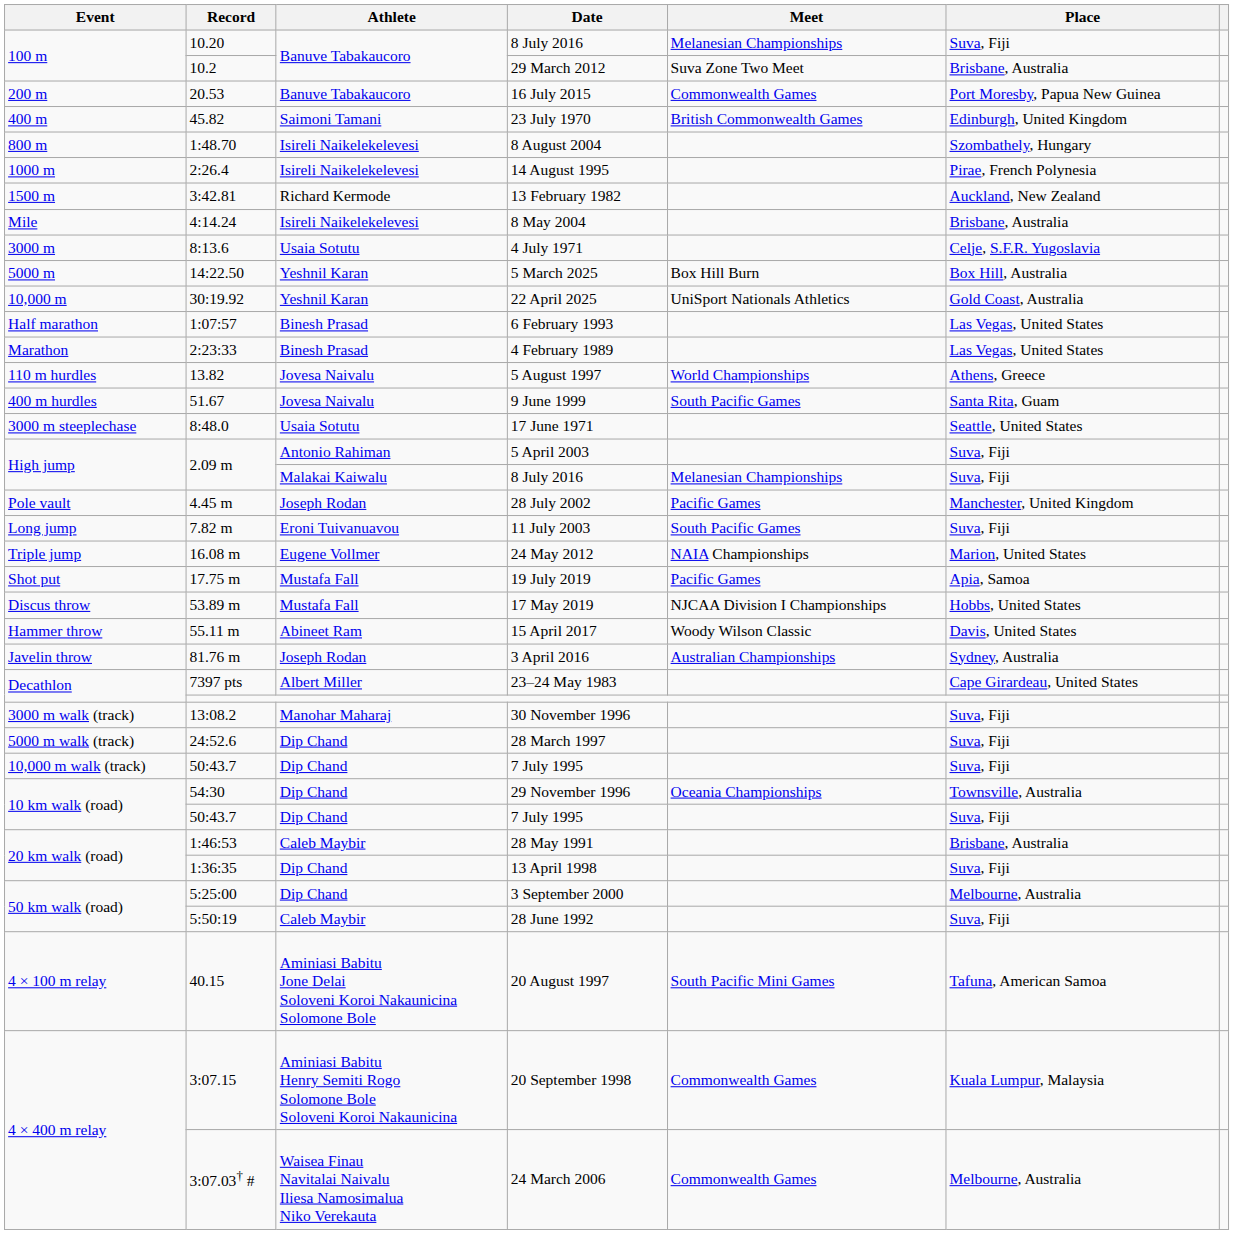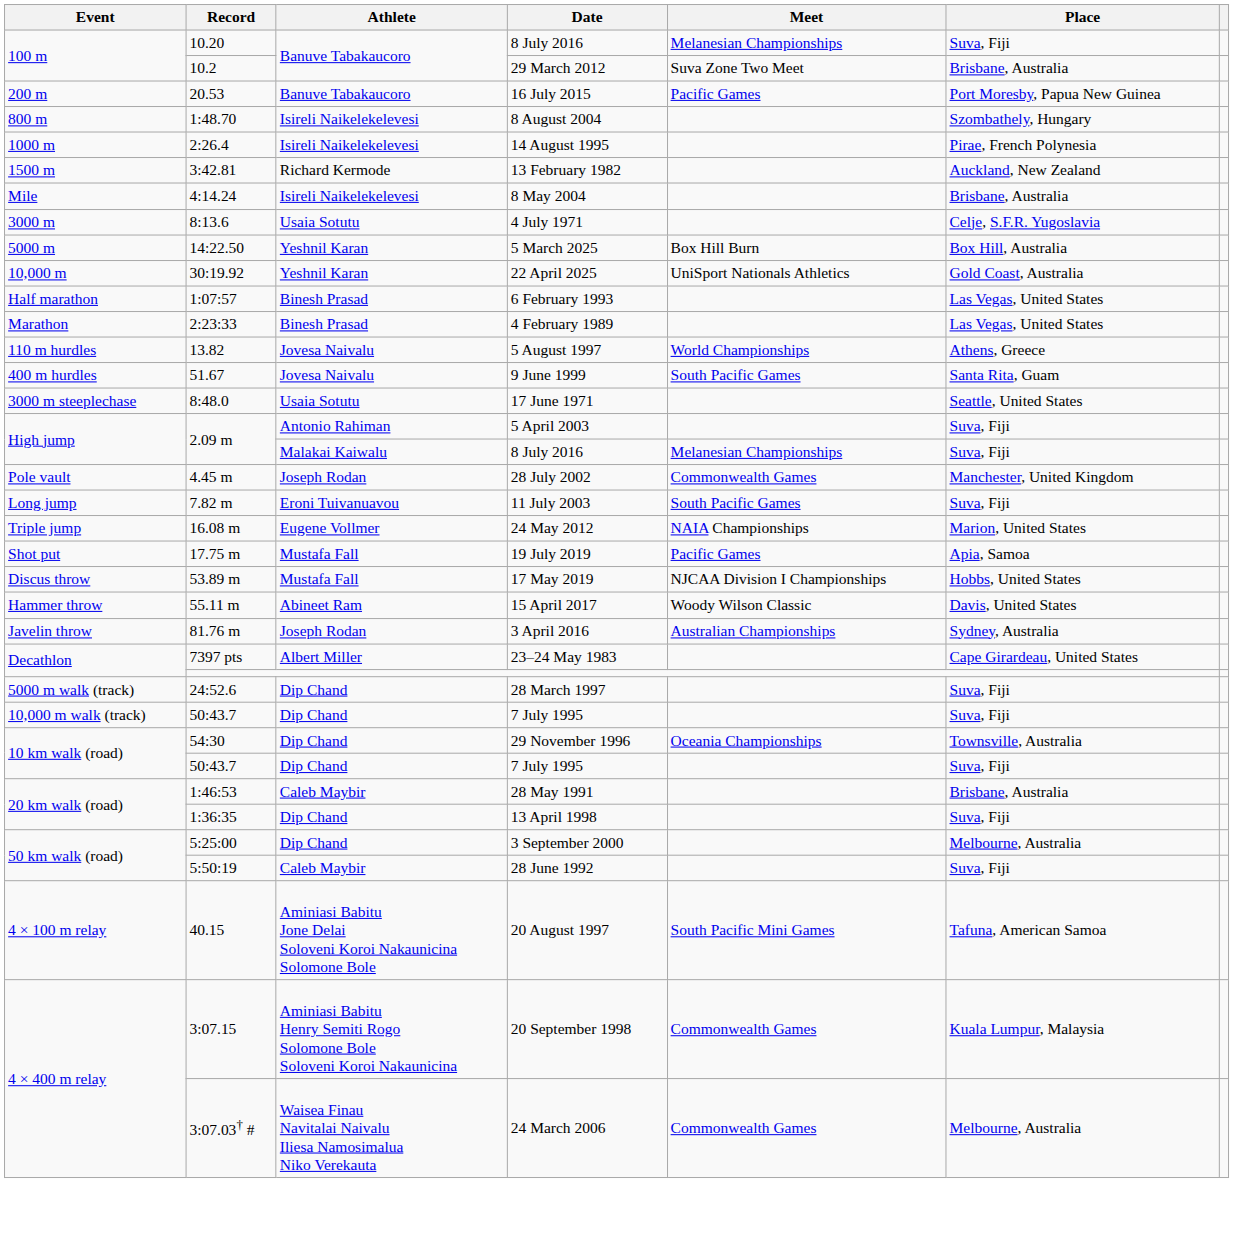(744, 94) Commonwealth Games -> (716, 94) Pacific Games
- row: (28, 119)
(716, 503) Pacific Games -> (744, 477) Commonwealth Games
- row: (71, 714)
